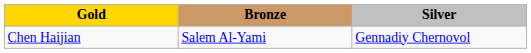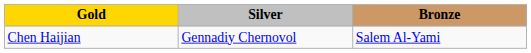columns swapped: (439, 15) <-> (265, 15)
